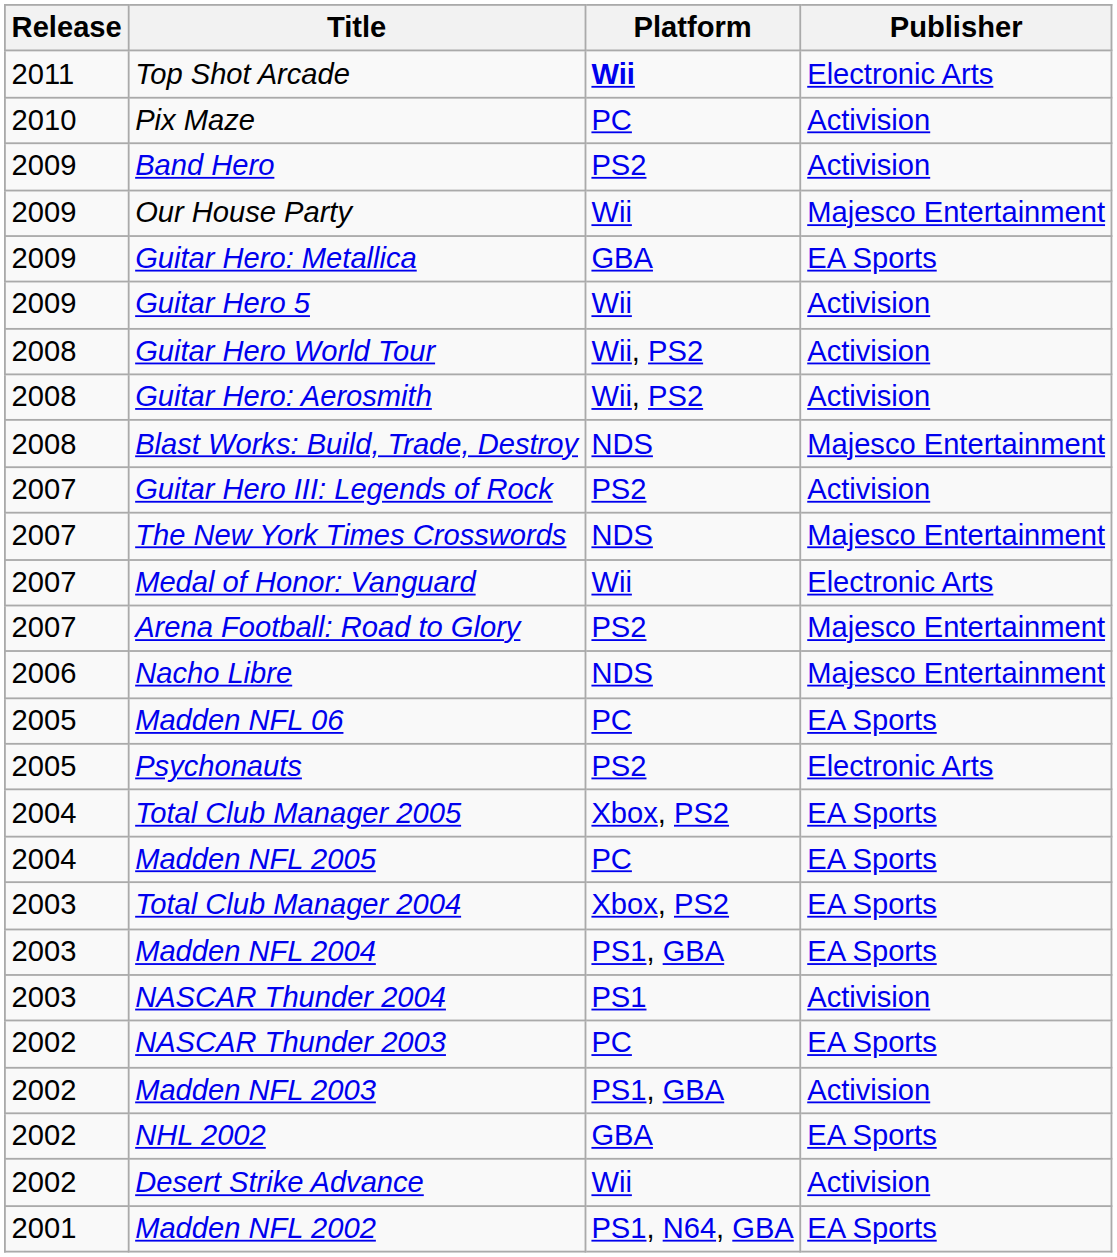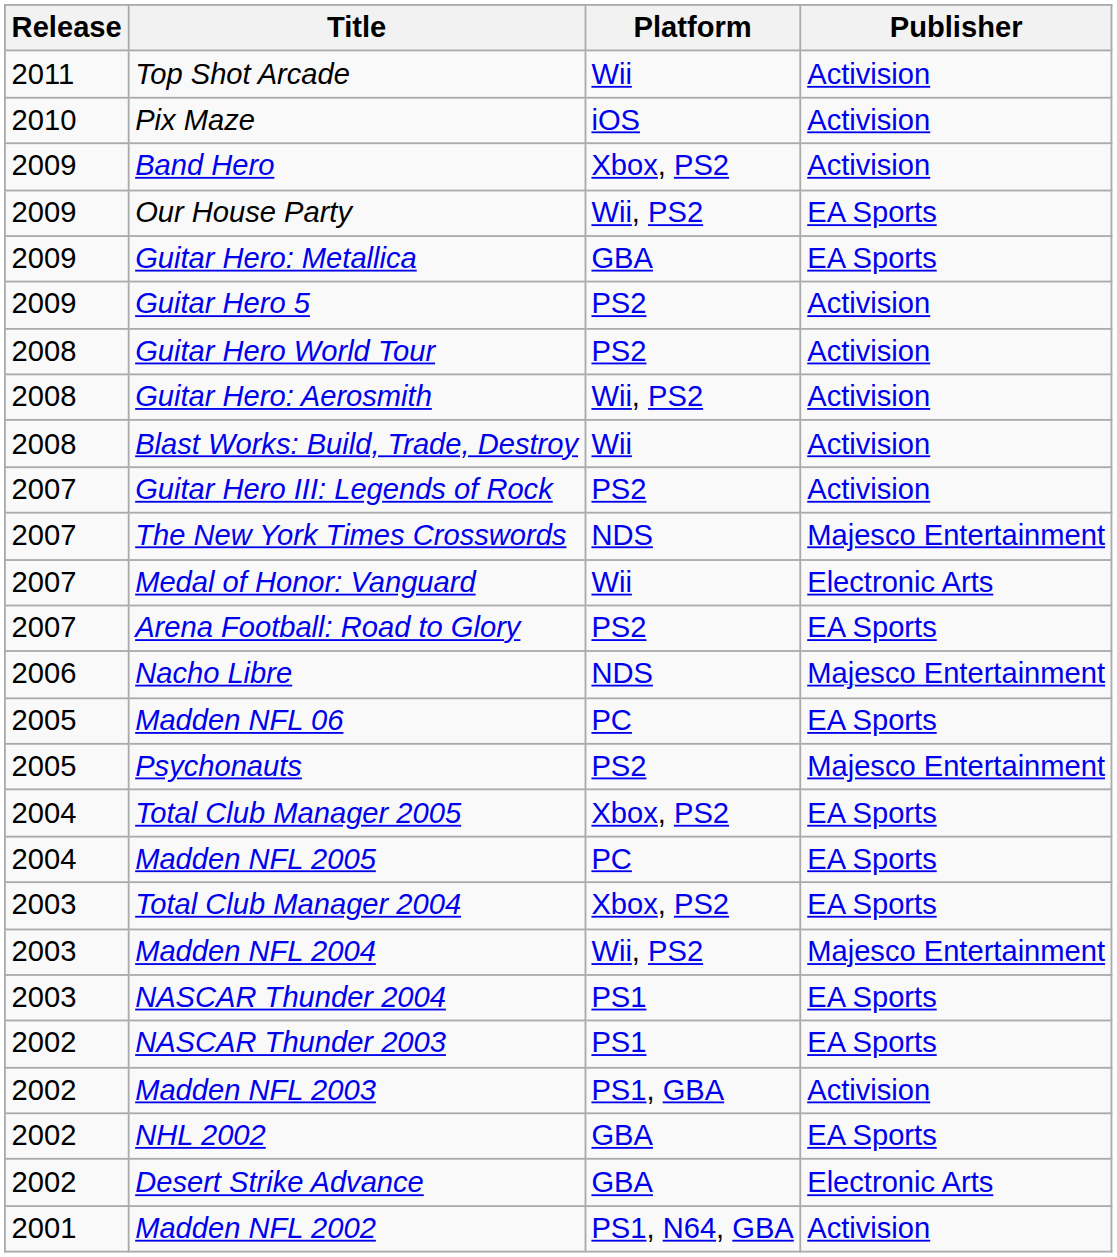(613, 73) bold -> (612, 73) normal
(900, 73) Electronic Arts -> (869, 73) Activision
(612, 119) PC -> (616, 119) iOS
(619, 166) PS2 -> (660, 166) Xbox, PS2
(612, 212) Wii -> (647, 212) Wii, PS2
(956, 212) Majesco Entertainment -> (872, 212) EA Sports
(612, 304) Wii -> (619, 304) PS2
(647, 350) Wii, PS2 -> (619, 350) PS2
(622, 443) NDS -> (612, 443) Wii
(956, 443) Majesco Entertainment -> (869, 443) Activision
(956, 627) Majesco Entertainment -> (872, 627) EA Sports
(900, 766) Electronic Arts -> (956, 766) Majesco Entertainment
(658, 951) PS1, GBA -> (647, 951) Wii, PS2
(872, 951) EA Sports -> (956, 951) Majesco Entertainment
(869, 997) Activision -> (872, 997) EA Sports
(612, 1043) PC -> (619, 1043) PS1
(612, 1182) Wii -> (622, 1182) GBA
(869, 1182) Activision -> (900, 1182) Electronic Arts
(872, 1228) EA Sports -> (869, 1228) Activision
